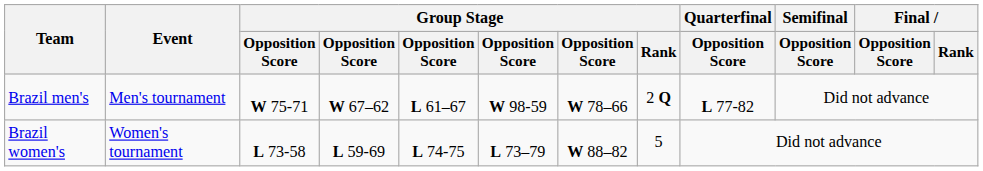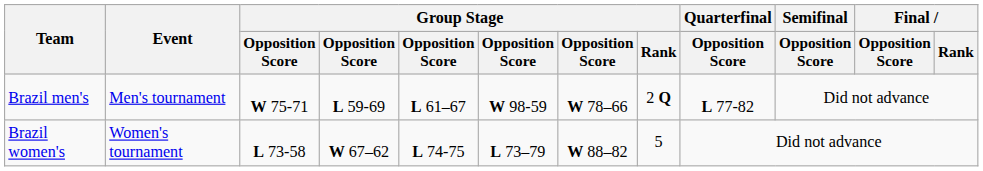(359, 106) W 67–62 -> (359, 106) L 59-69
(359, 152) L 59-69 -> (359, 152) W 67–62
